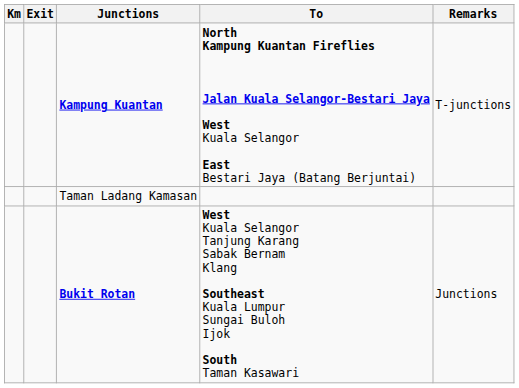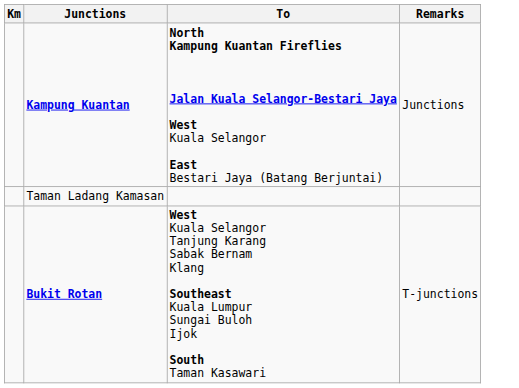- column: (40, 14)
(473, 105) T-junctions -> (433, 105) Junctions
(466, 294) Junctions -> (440, 294) T-junctions
